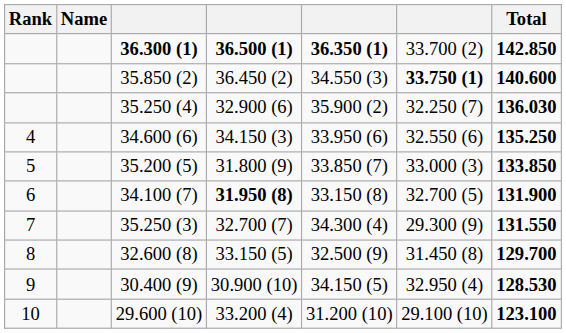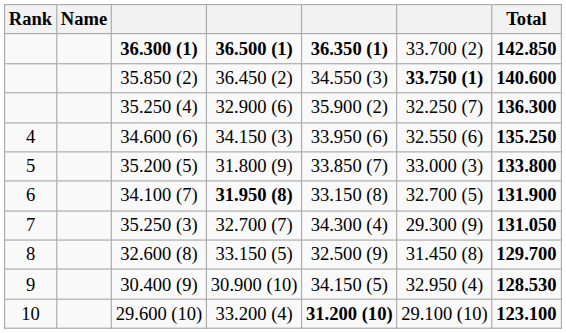(526, 107) 136.030 -> (526, 107) 136.300
(526, 166) 133.850 -> (526, 166) 133.800
(526, 225) 131.550 -> (526, 225) 131.050
(349, 313) normal -> (349, 313) bold
